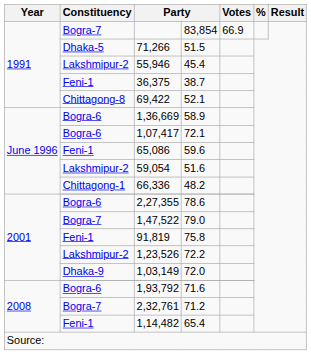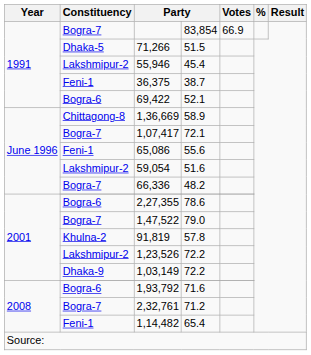(94, 99) Chittagong-8 -> (82, 99) Bogra-6
(82, 116) Bogra-6 -> (94, 116) Chittagong-8
(82, 133) Bogra-6 -> (82, 133) Bogra-7
(195, 151) 59.6 -> (195, 151) 55.6
(94, 185) Chittagong-1 -> (82, 185) Bogra-7
(78, 237) Feni-1 -> (84, 237) Khulna-2
(195, 237) 75.8 -> (195, 237) 57.8
(195, 271) 72.0 -> (195, 271) 72.2
